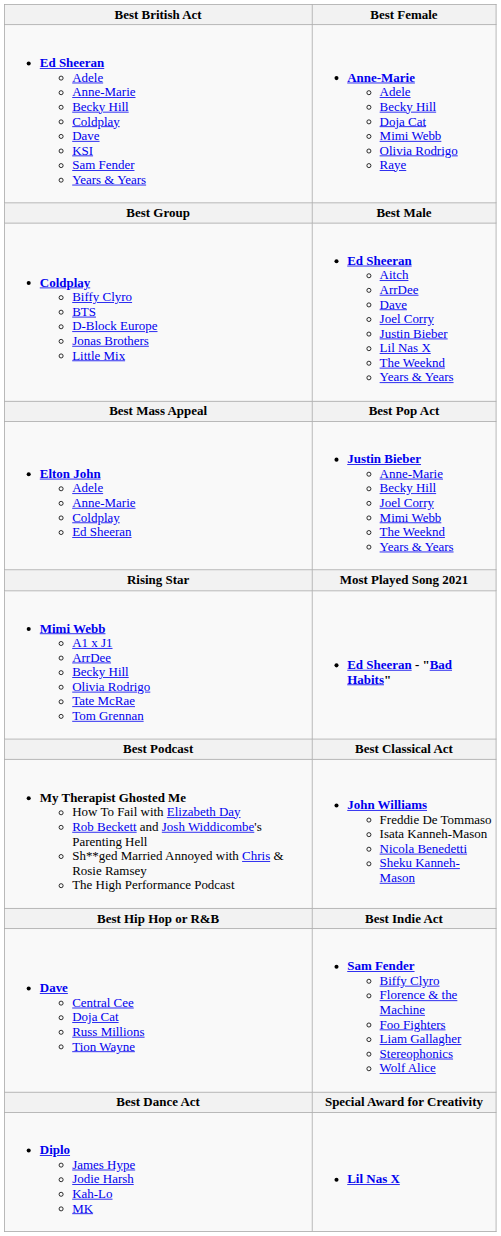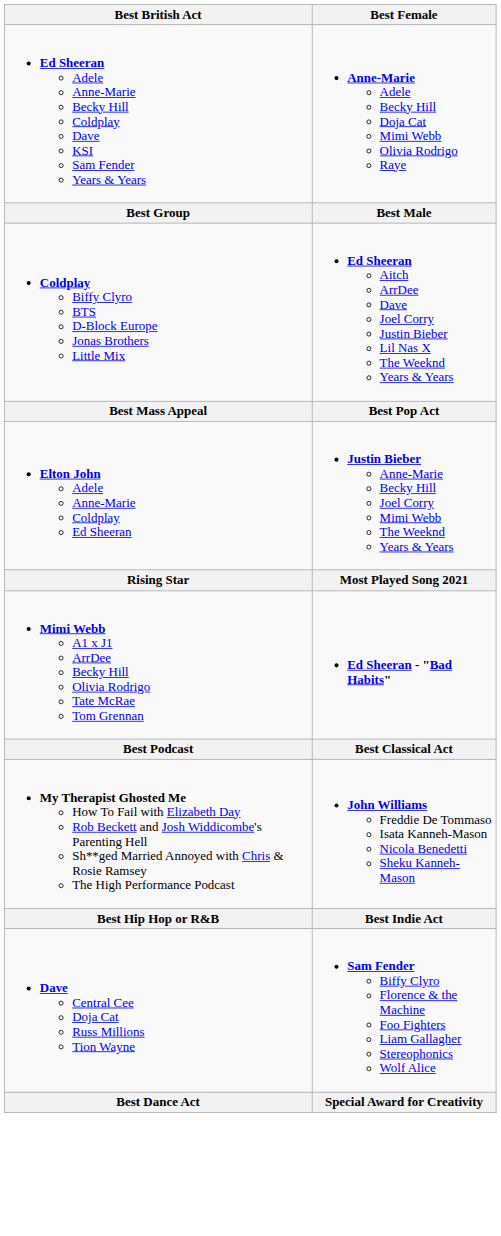- row: (158, 1179)
